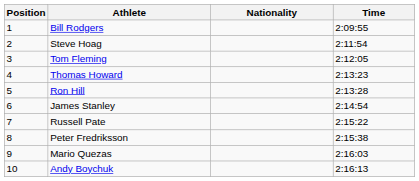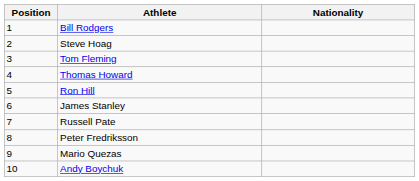- column: (374, 12)
